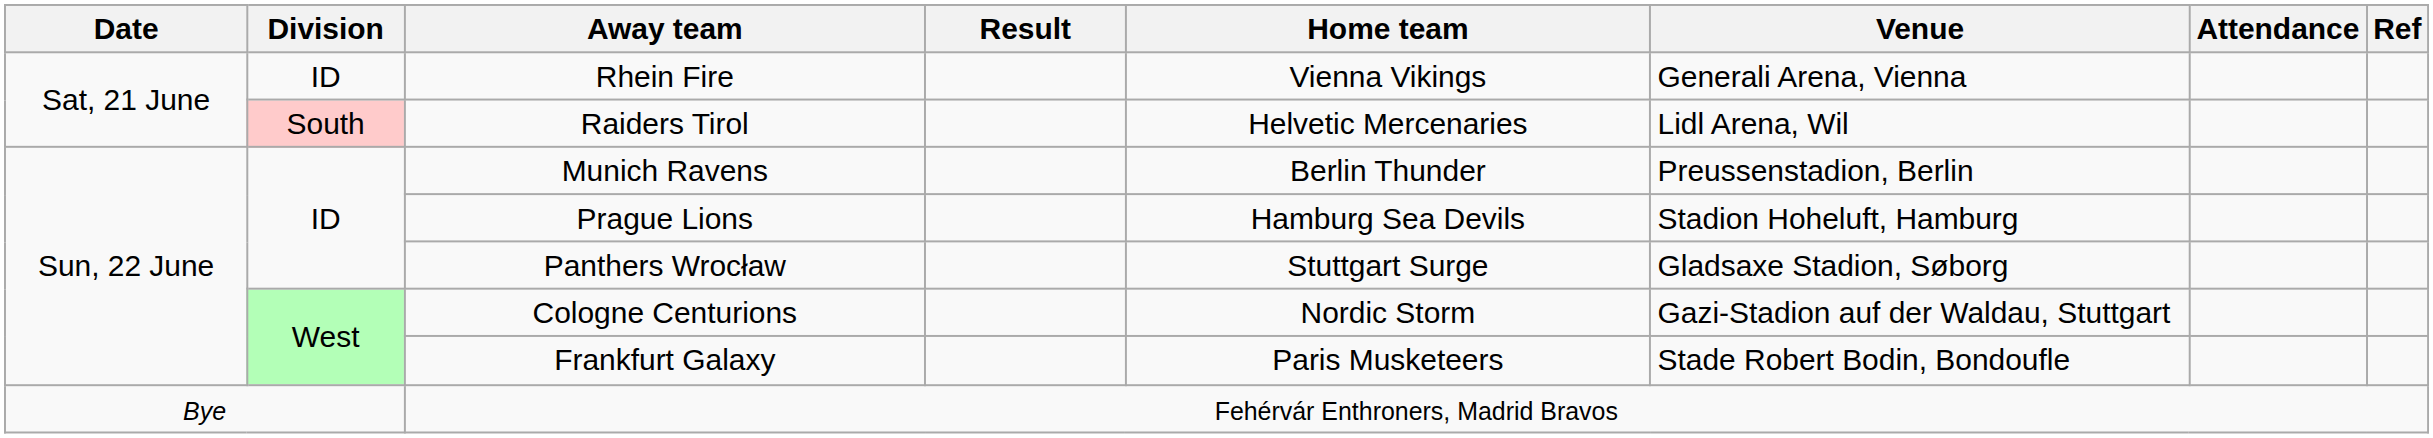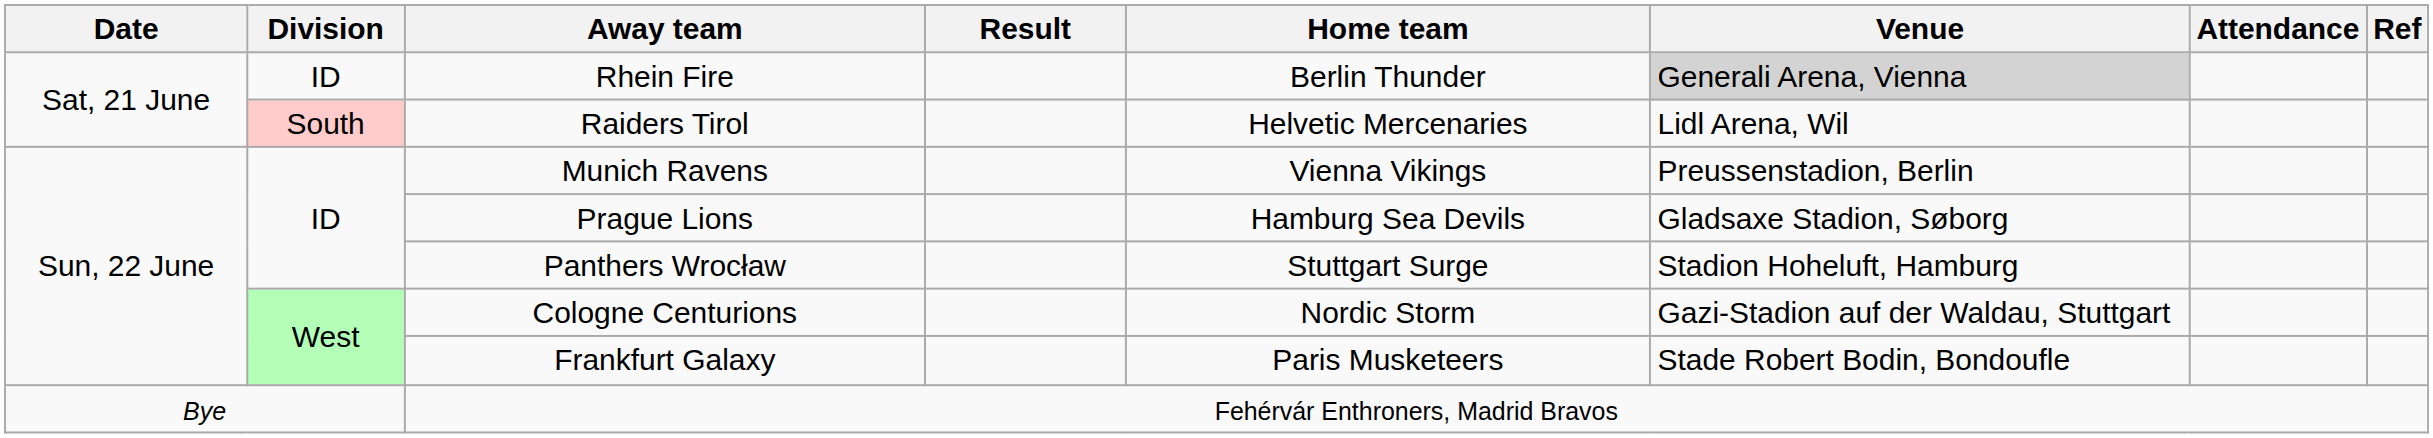(1388, 76) Vienna Vikings -> (1388, 76) Berlin Thunder
(1812, 76) no background -> (1812, 76) lightgrey background
(1388, 171) Berlin Thunder -> (1388, 171) Vienna Vikings
(1838, 218) Stadion Hoheluft, Hamburg -> (1833, 218) Gladsaxe Stadion, Søborg
(1833, 266) Gladsaxe Stadion, Søborg -> (1838, 266) Stadion Hoheluft, Hamburg
